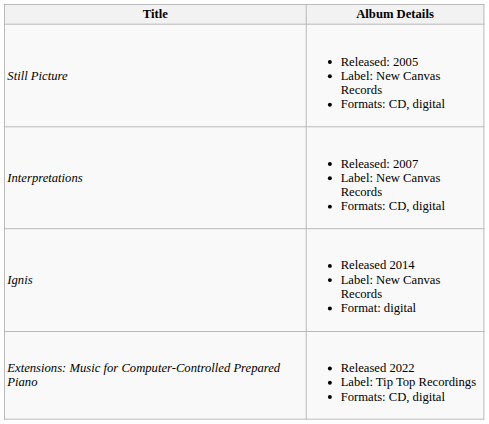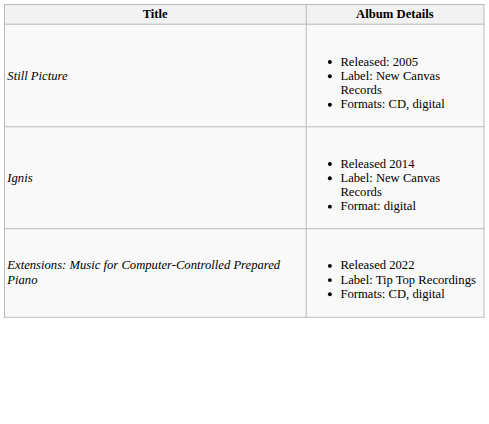- row: (45, 177)
